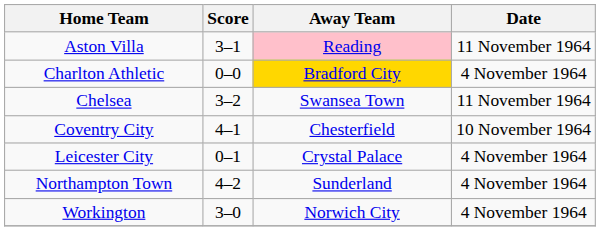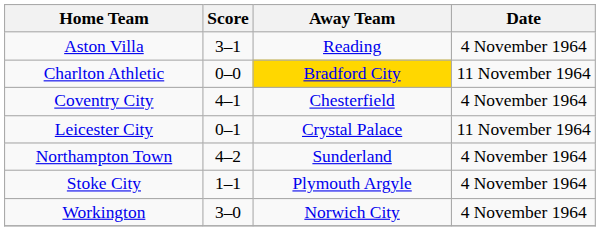(352, 45) pink background -> (352, 45) no background
(524, 45) 11 November 1964 -> (524, 45) 4 November 1964
(524, 73) 4 November 1964 -> (524, 73) 11 November 1964
- row: (104, 101)
(524, 128) 10 November 1964 -> (524, 101) 4 November 1964
(524, 156) 4 November 1964 -> (524, 128) 11 November 1964
+ row: (104, 184)
